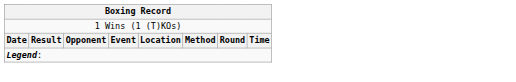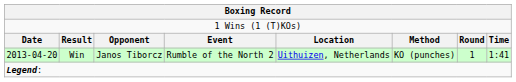+ row: (32, 55)
